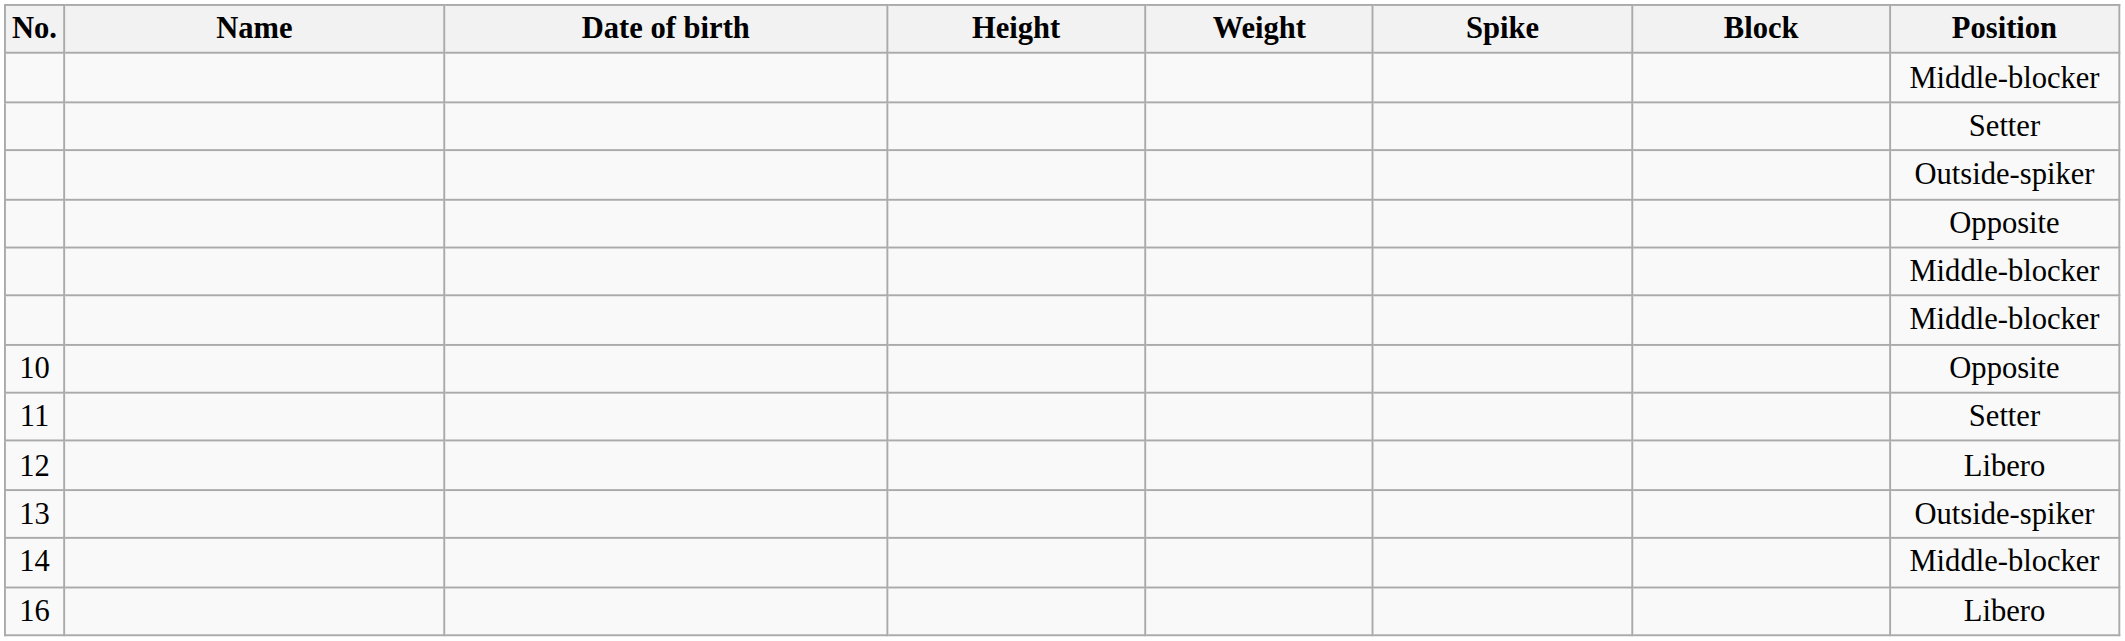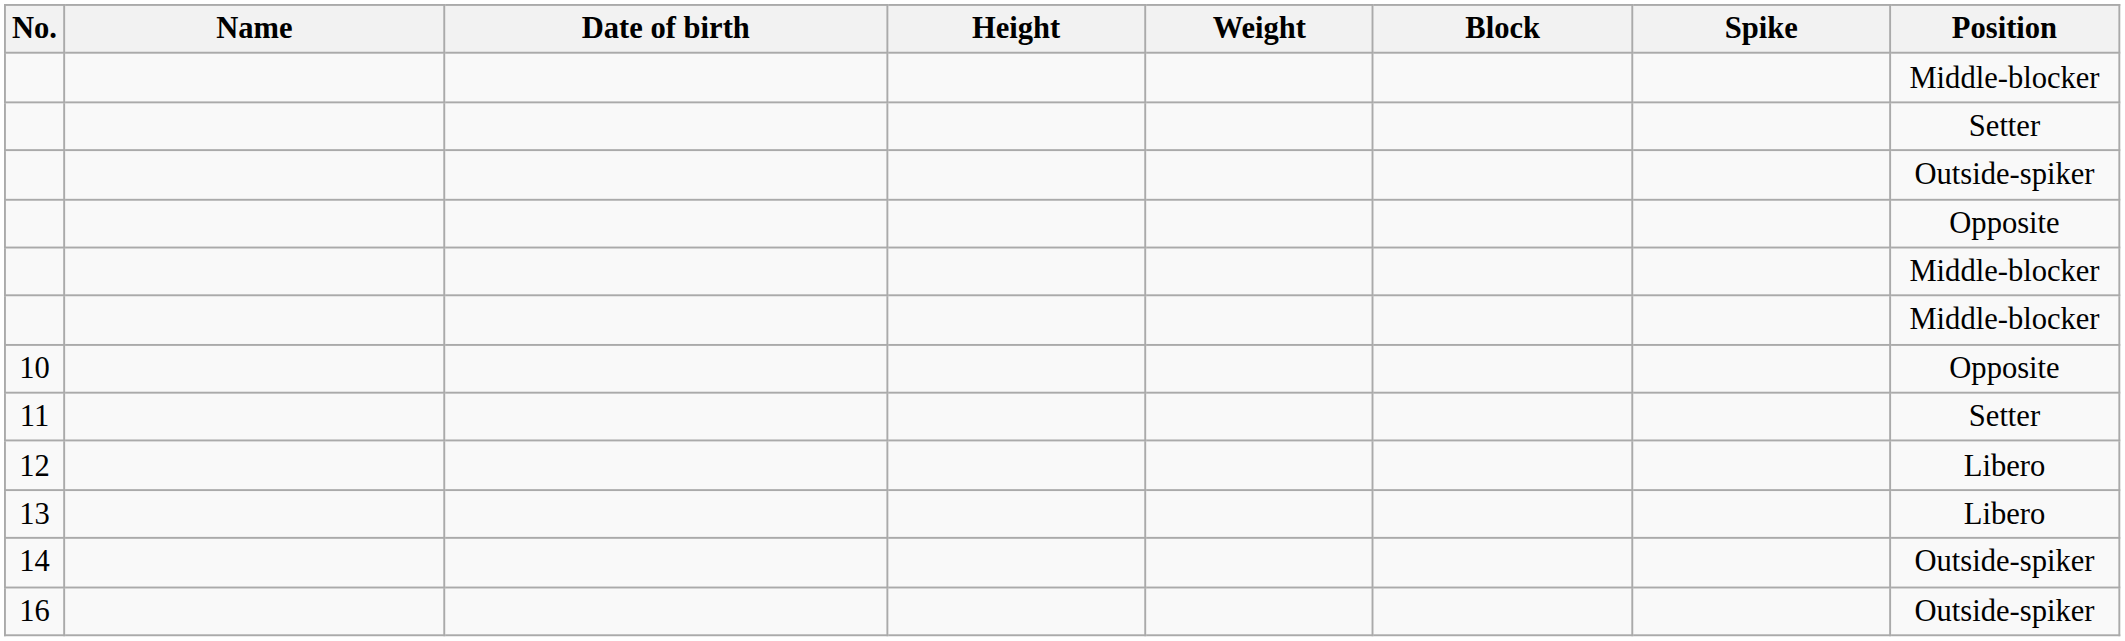columns swapped: (1503, 28) <-> (1761, 28)
(2004, 513) Outside-spiker -> (2004, 513) Libero
(2004, 561) Middle-blocker -> (2004, 561) Outside-spiker
(2004, 610) Libero -> (2004, 610) Outside-spiker
